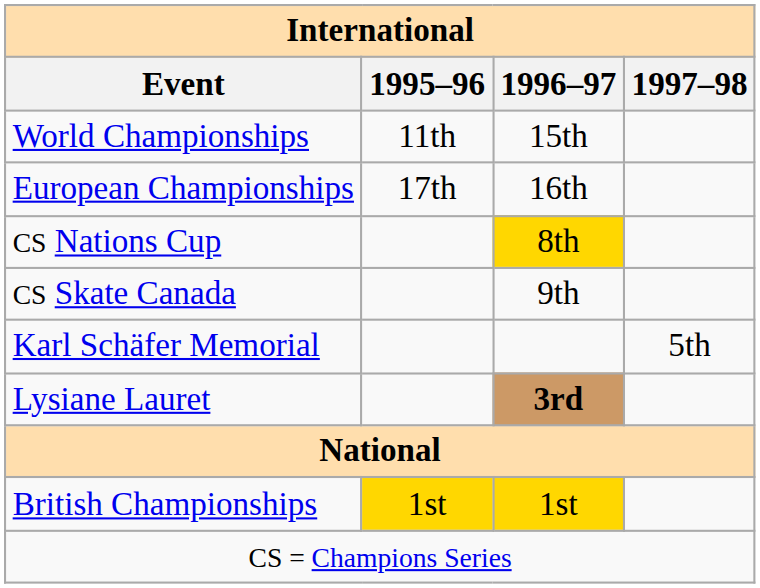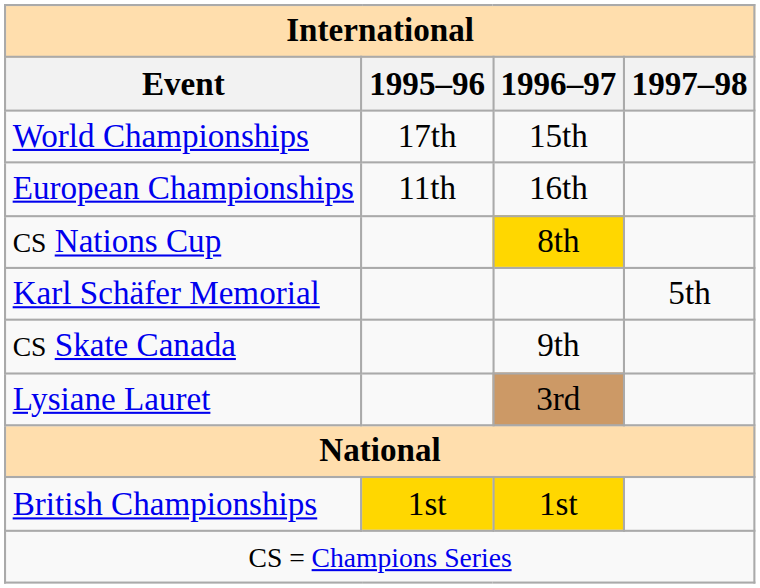(427, 135) 11th -> (427, 135) 17th
(427, 188) 17th -> (427, 188) 11th
rows swapped: (124, 293) <-> (166, 345)
(558, 398) bold -> (558, 398) normal
